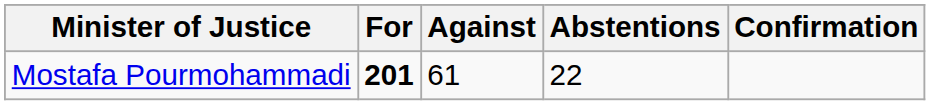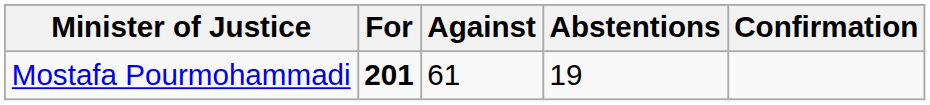(566, 74) 22 -> (566, 74) 19
